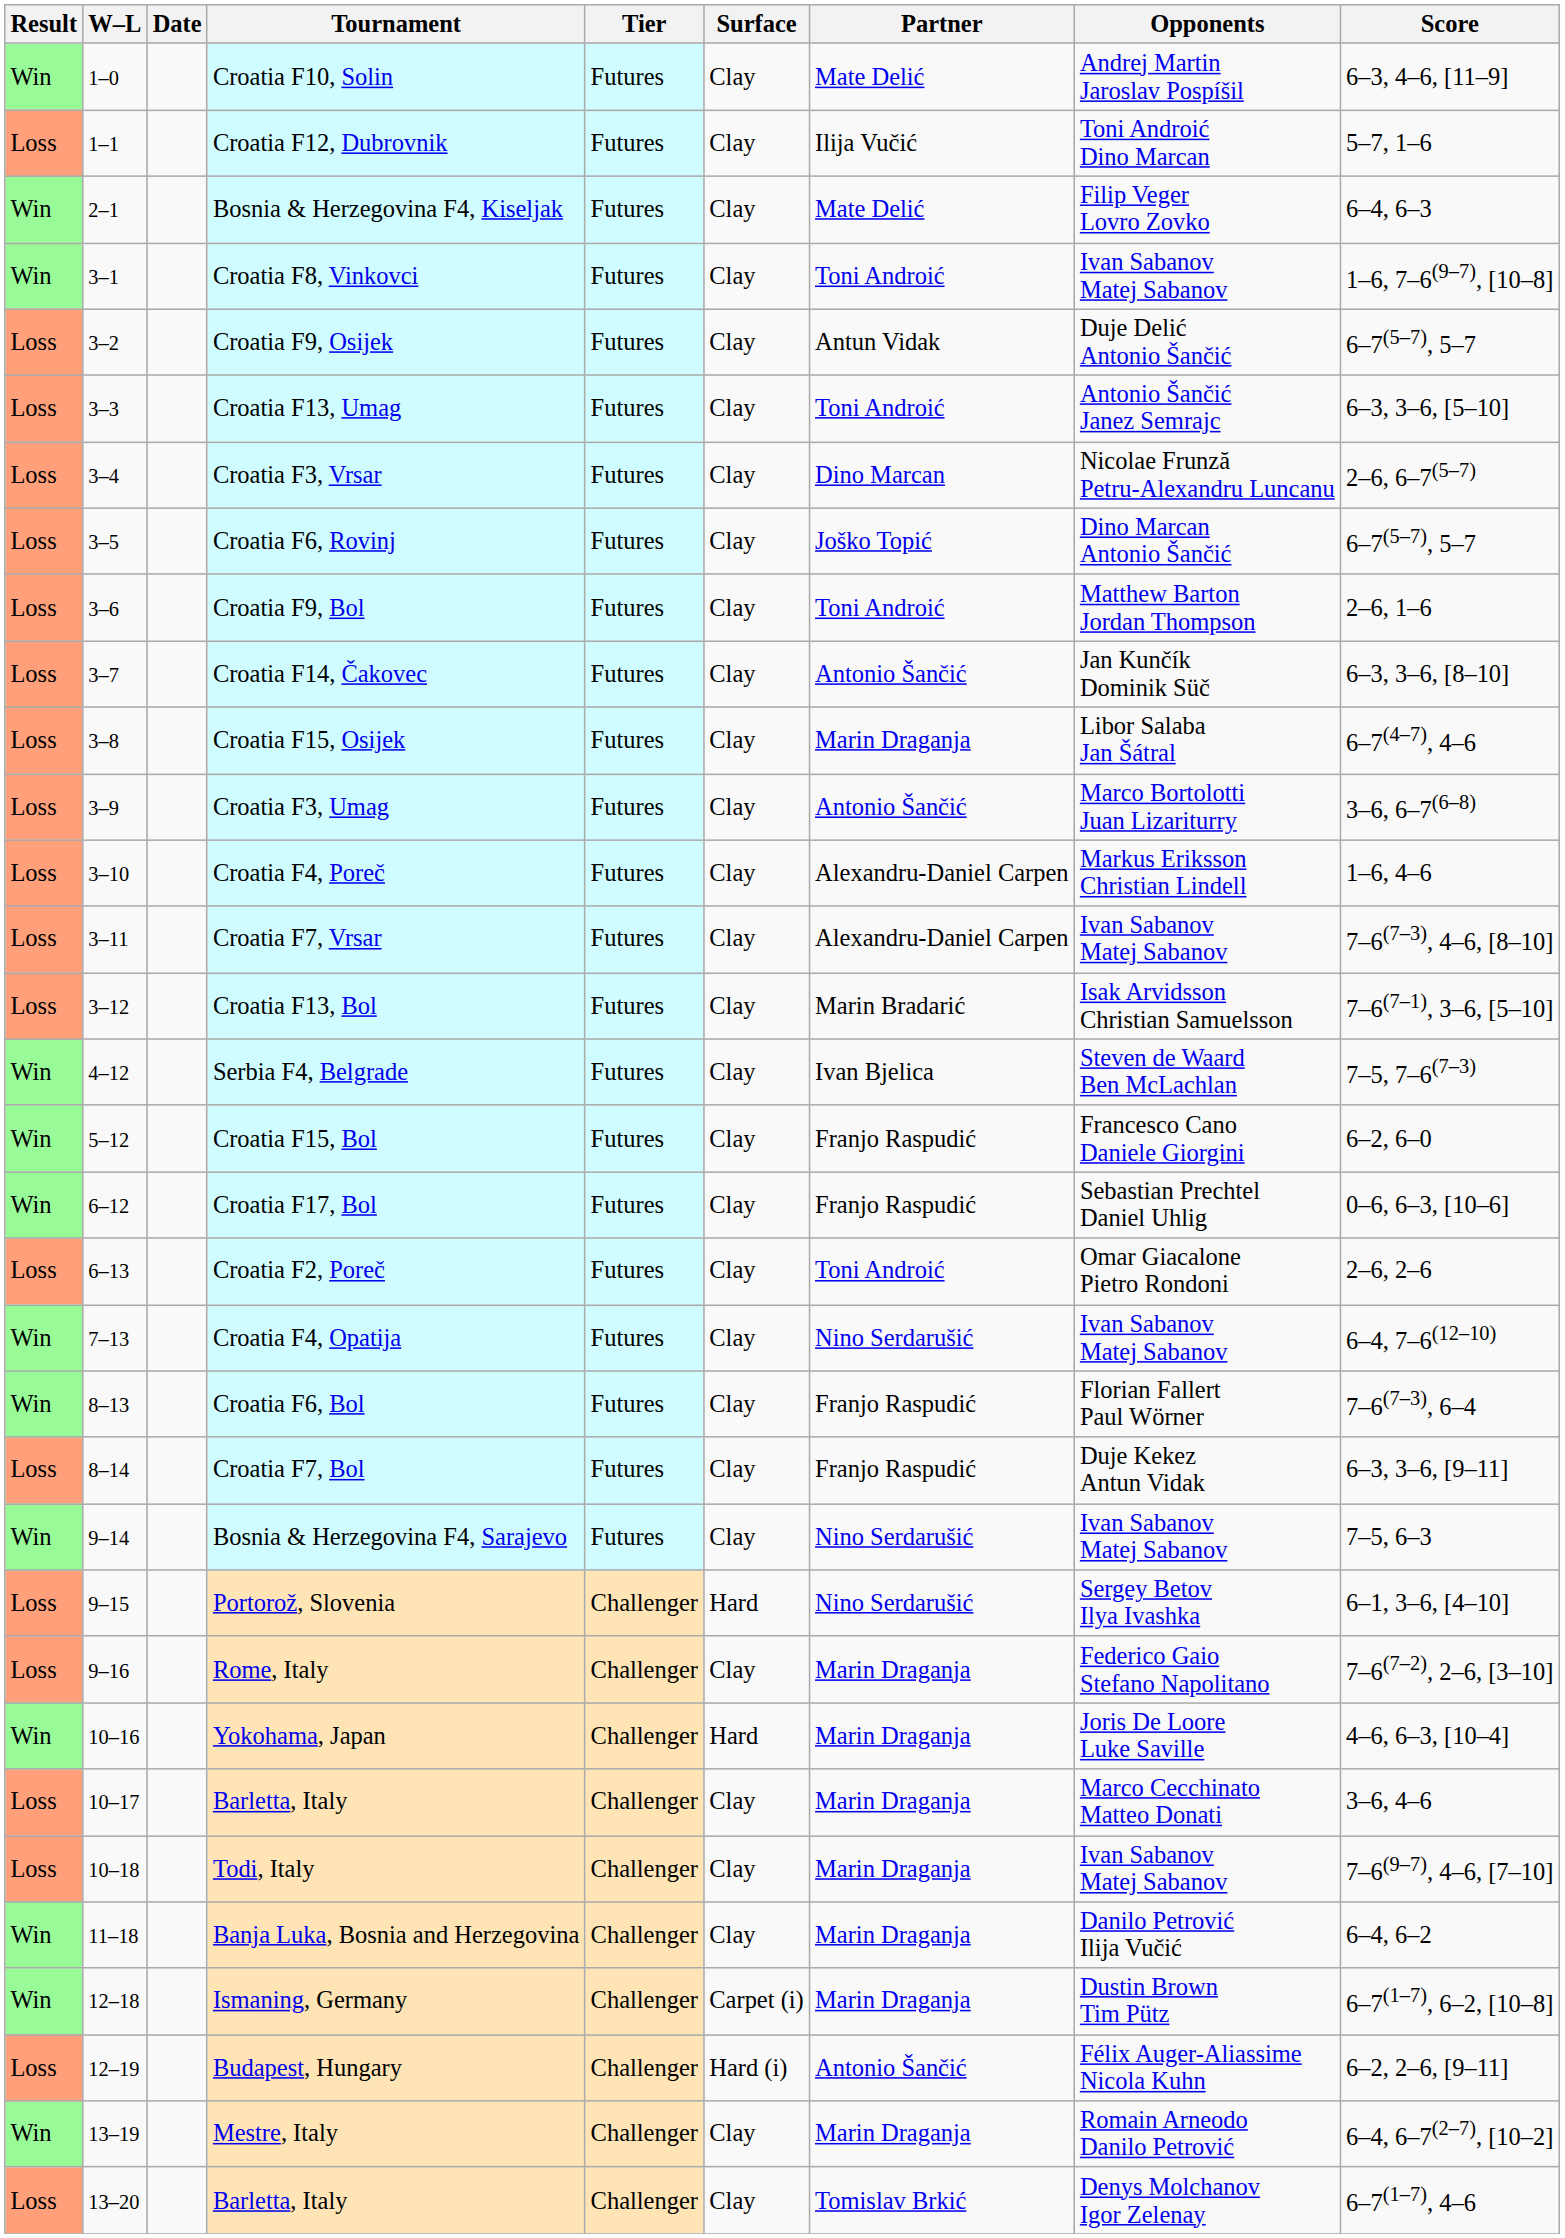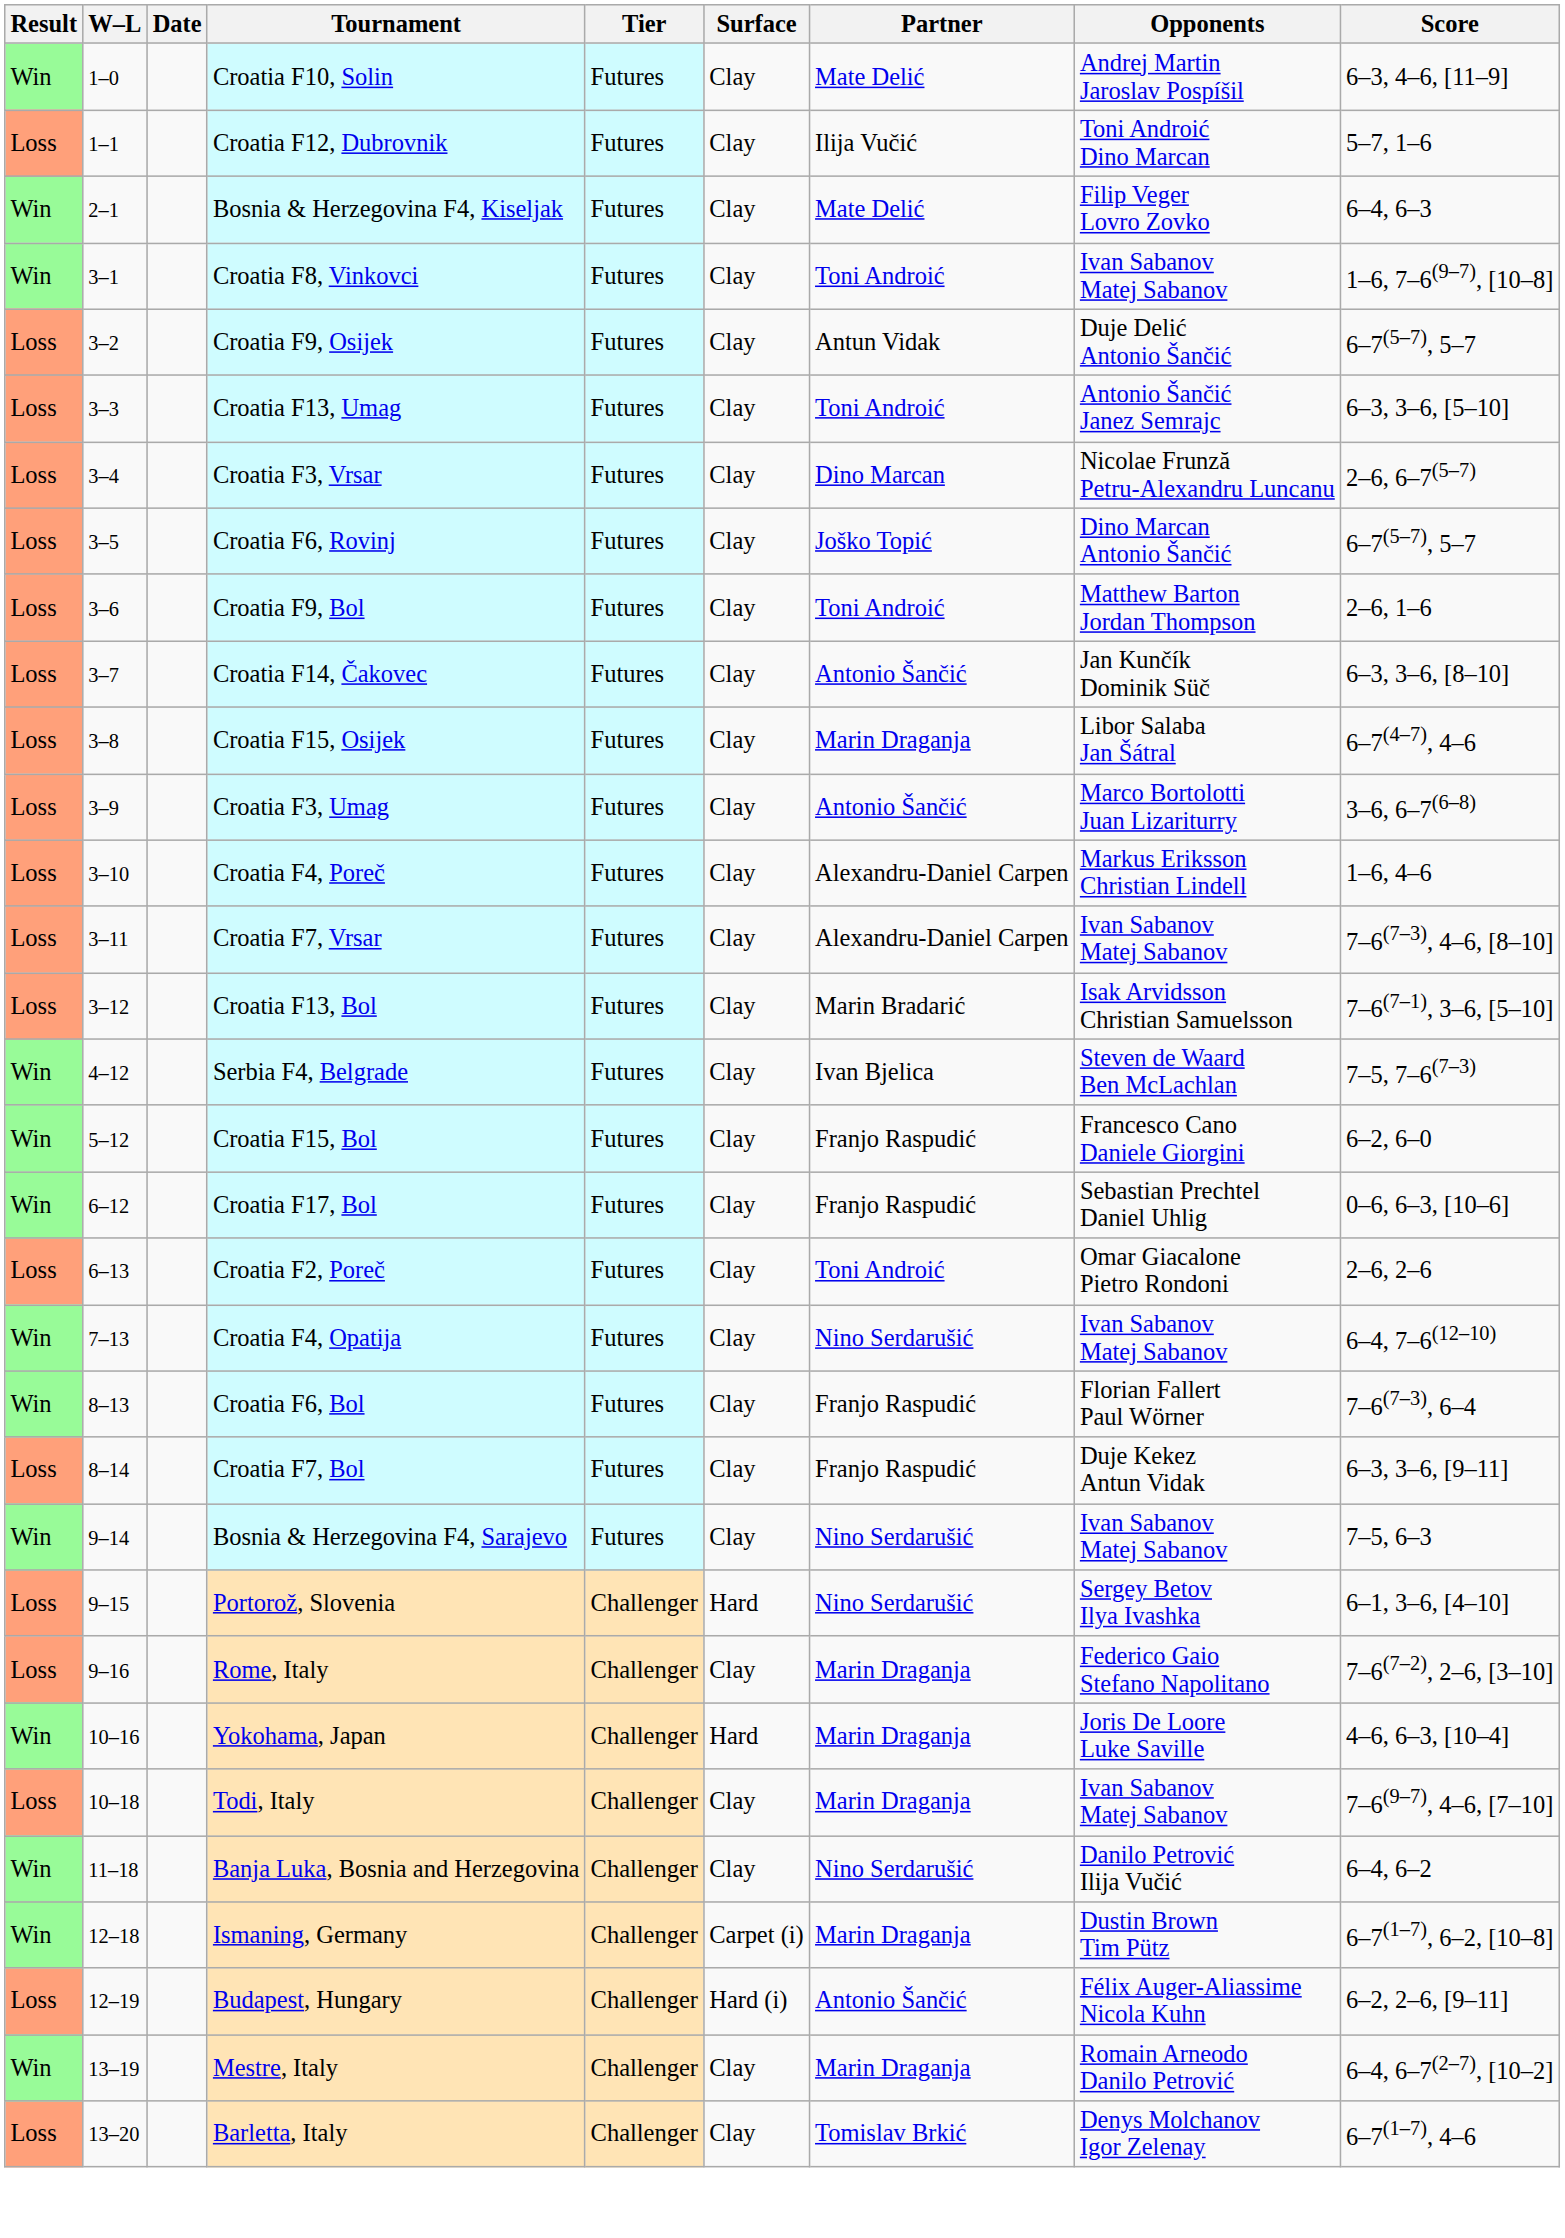- row: (114, 1803)
(893, 1934) Marin Draganja -> (894, 1868) Nino Serdarušić
